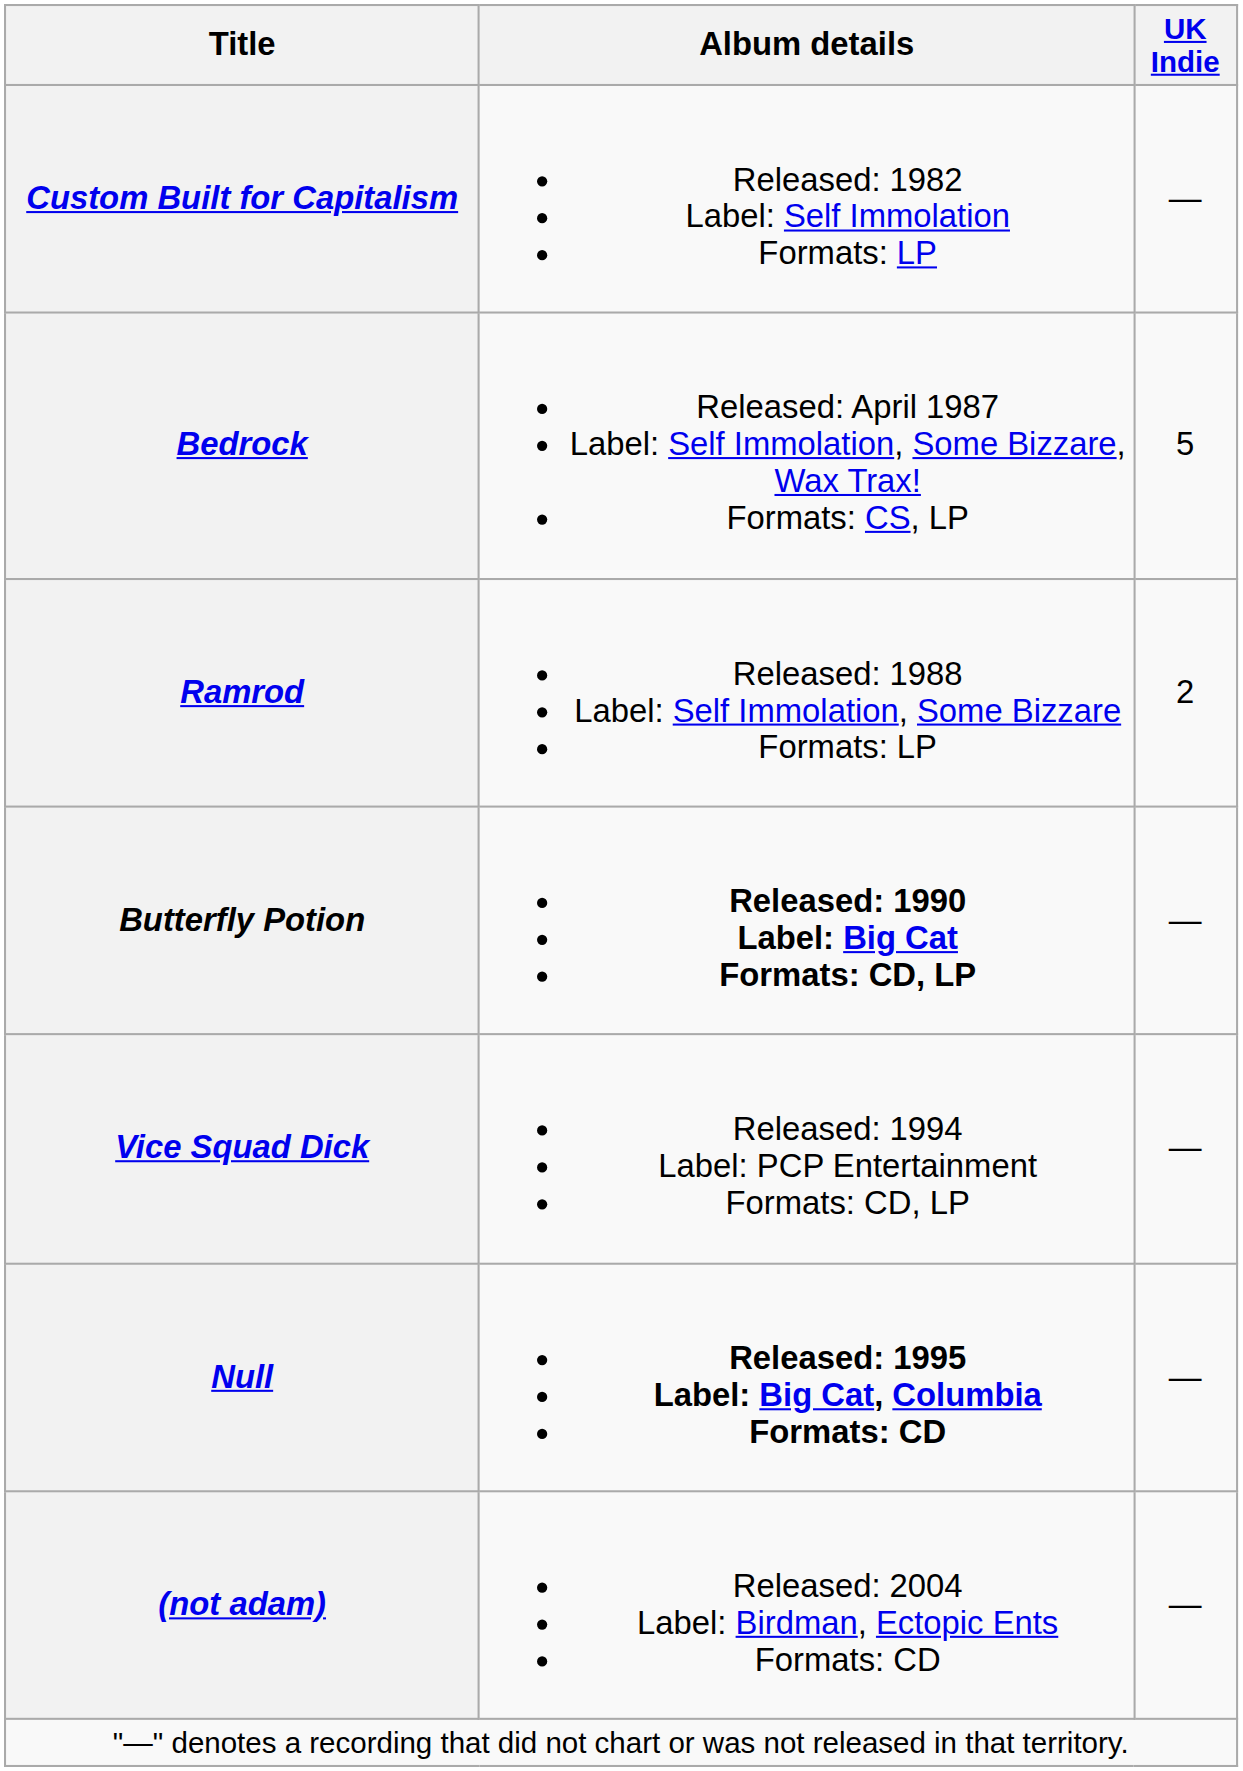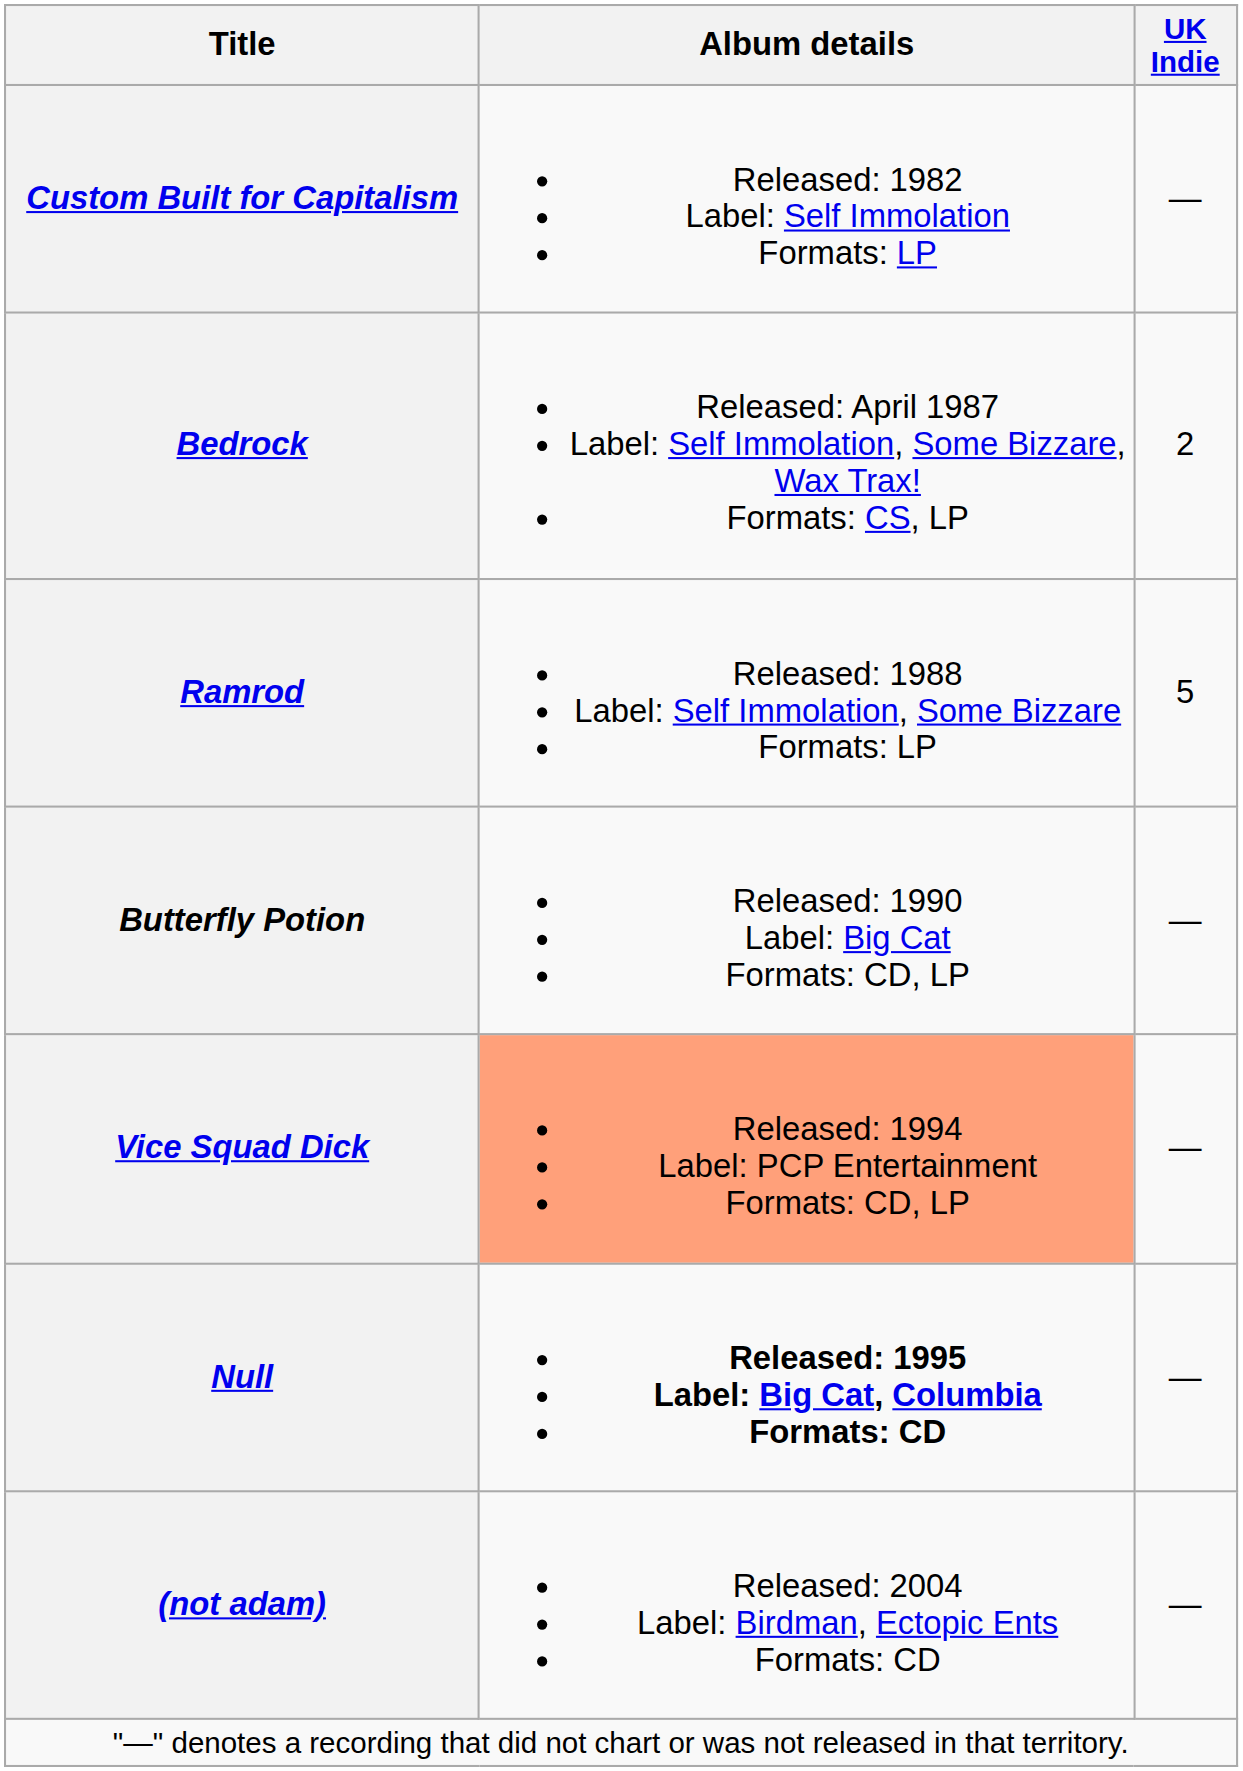(1185, 444) 5 -> (1185, 444) 2
(1185, 691) 2 -> (1185, 691) 5
(807, 939) bold -> (807, 939) normal
(807, 1167) no background -> (807, 1167) lightsalmon background
